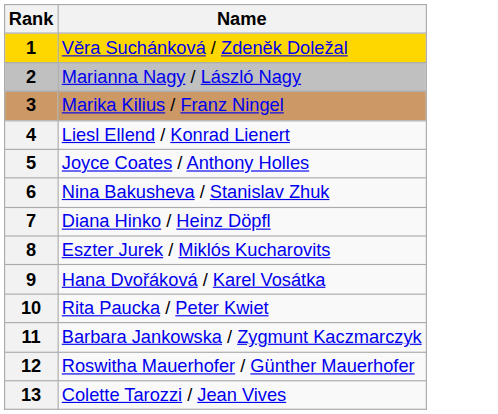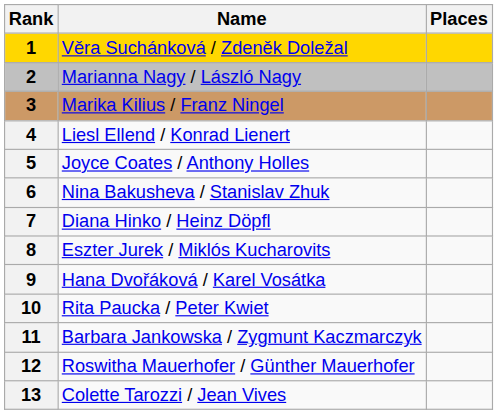+ column: (459, 18)
